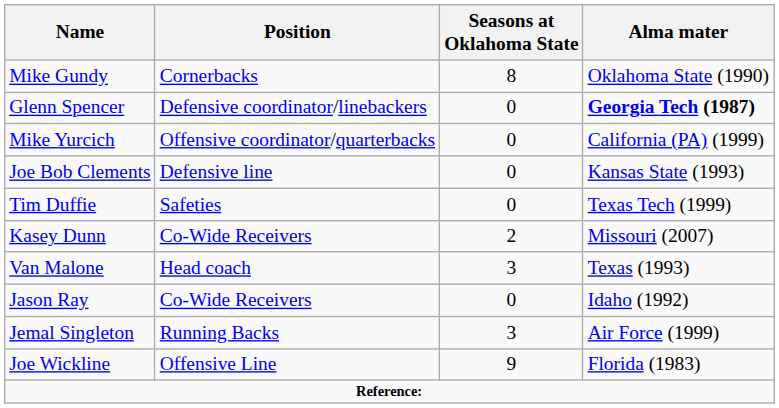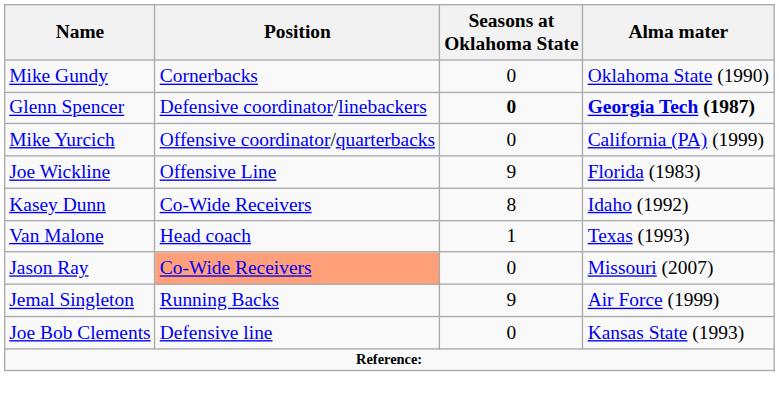(511, 75) 8 -> (511, 75) 0
(511, 107) normal -> (511, 107) bold
rows swapped: (80, 172) <-> (60, 364)
- row: (53, 204)
(511, 236) 2 -> (511, 204) 8
(651, 236) Missouri (2007) -> (638, 204) Idaho (1992)
(511, 268) 3 -> (511, 236) 1
(236, 300) no background -> (236, 268) lightsalmon background
(638, 300) Idaho (1992) -> (651, 268) Missouri (2007)
(511, 332) 3 -> (511, 300) 9
